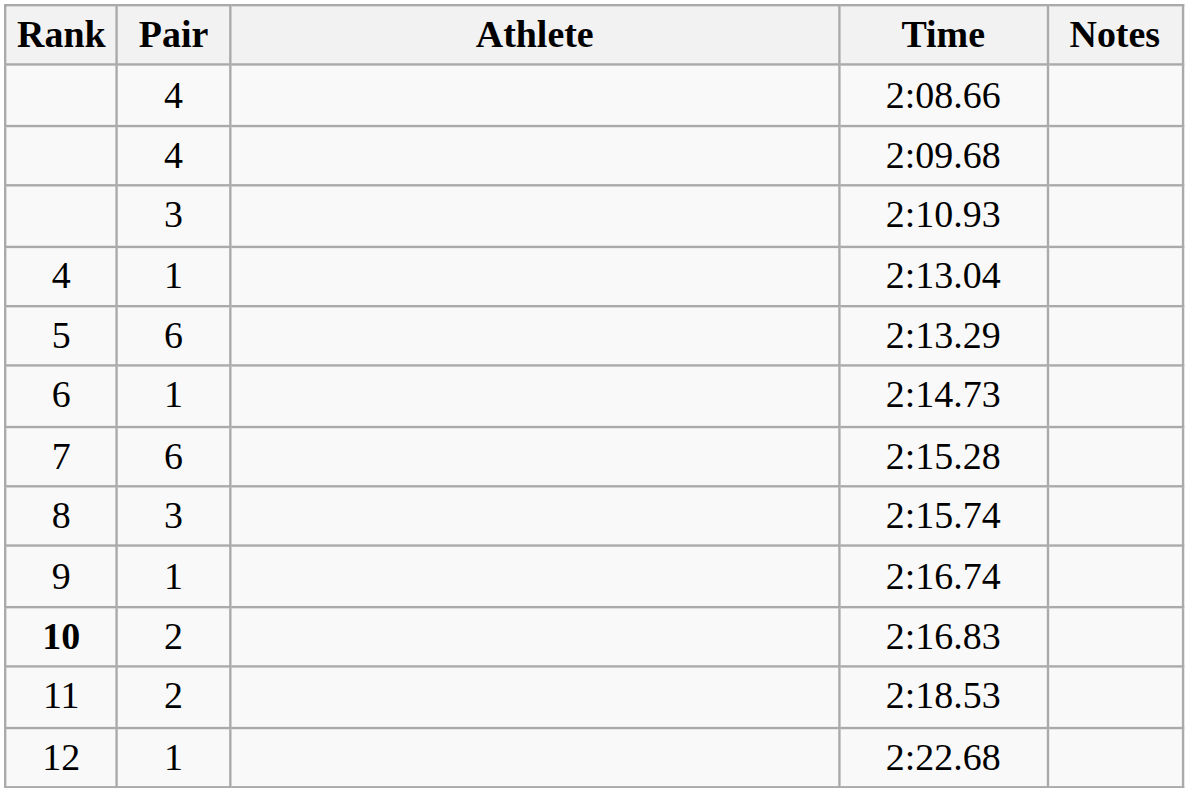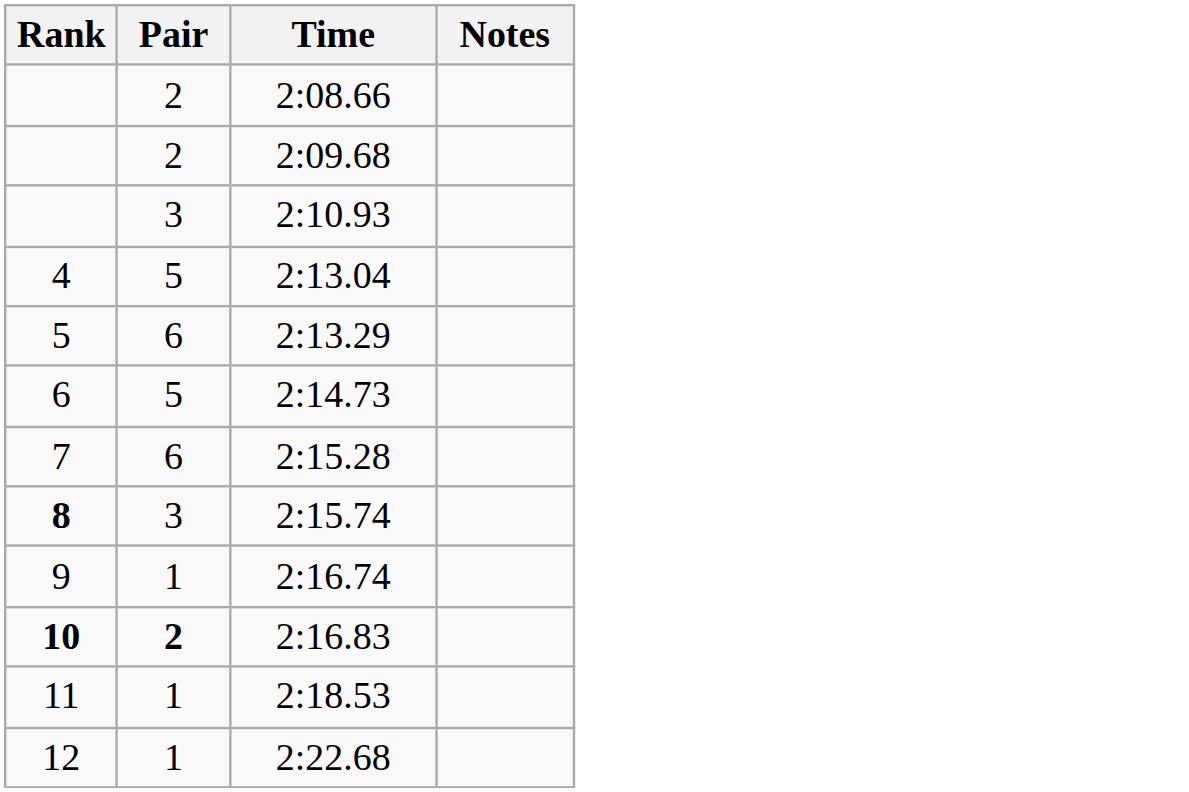- column: (535, 34)
(174, 94) 4 -> (174, 94) 2
(174, 154) 4 -> (174, 154) 2
(174, 275) 1 -> (174, 275) 5
(174, 395) 1 -> (174, 395) 5
(61, 515) normal -> (61, 515) bold
(174, 635) normal -> (174, 635) bold
(174, 696) 2 -> (174, 696) 1
